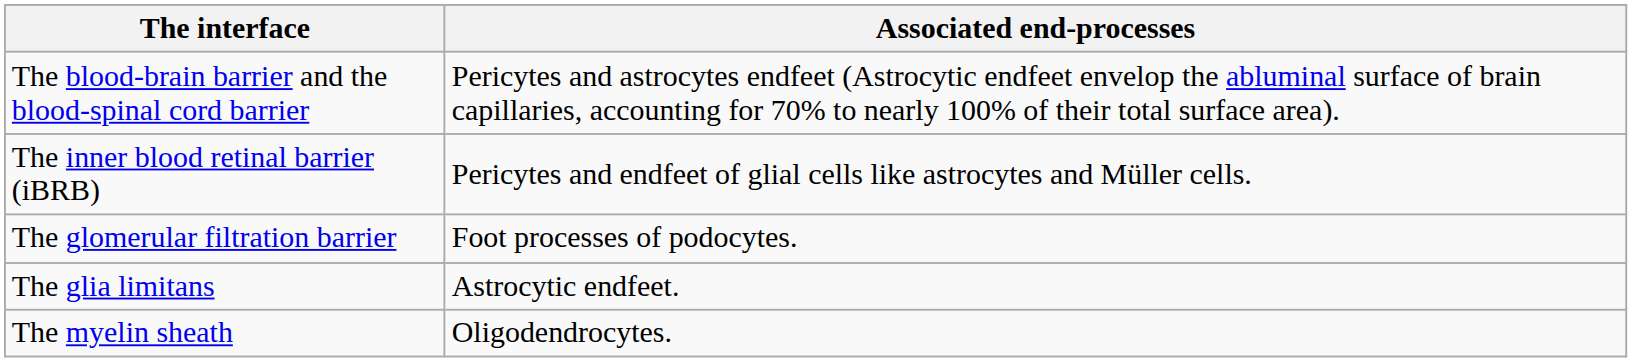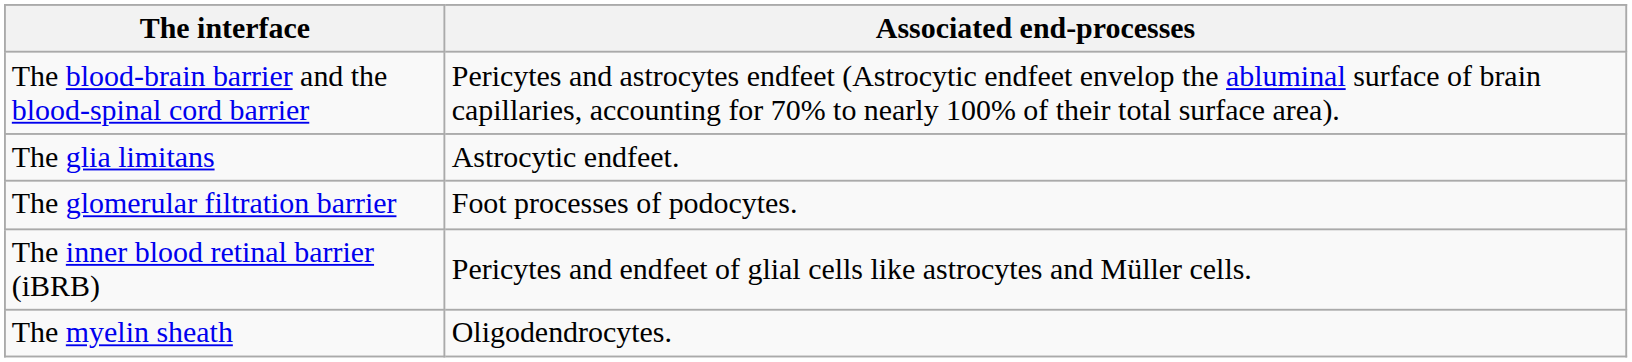rows swapped: (193, 173) <-> (113, 285)
